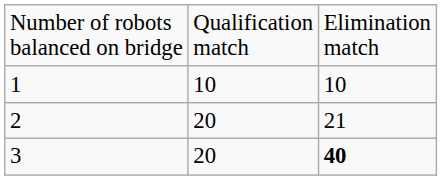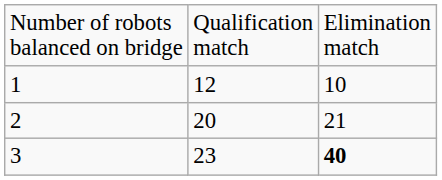(205, 84) 10 -> (205, 84) 12
(205, 156) 20 -> (205, 156) 23
